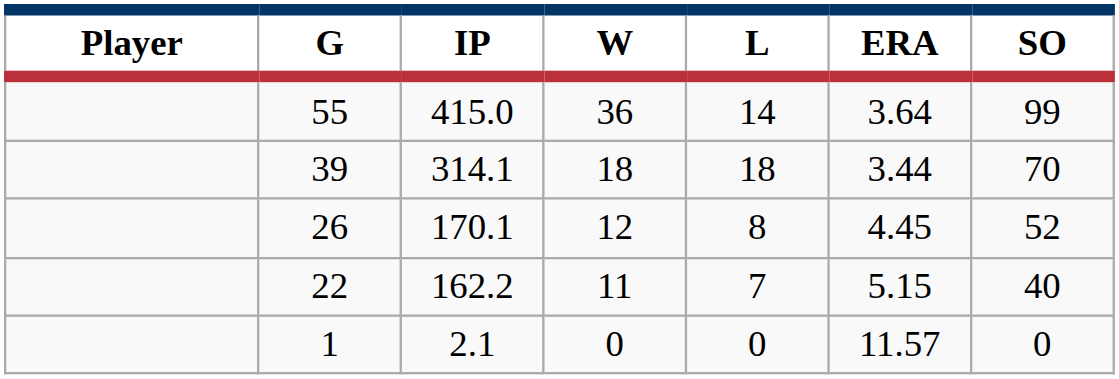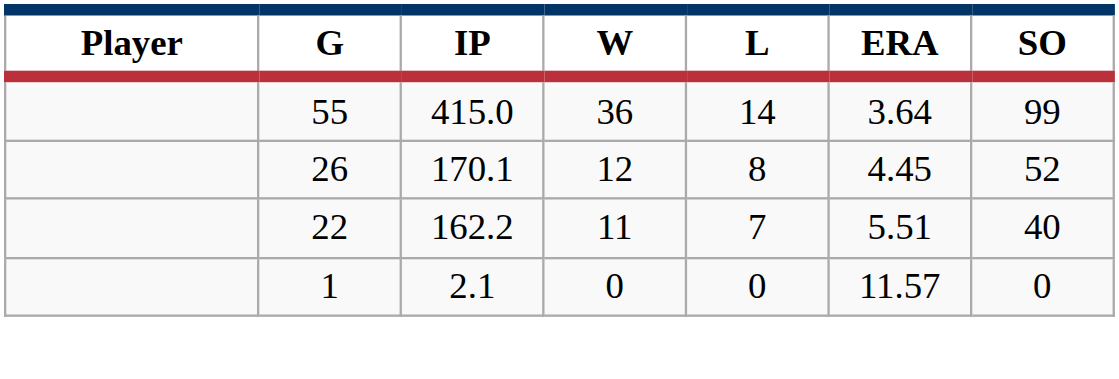- row: (330, 168)
(900, 285) 5.15 -> (900, 227) 5.51
